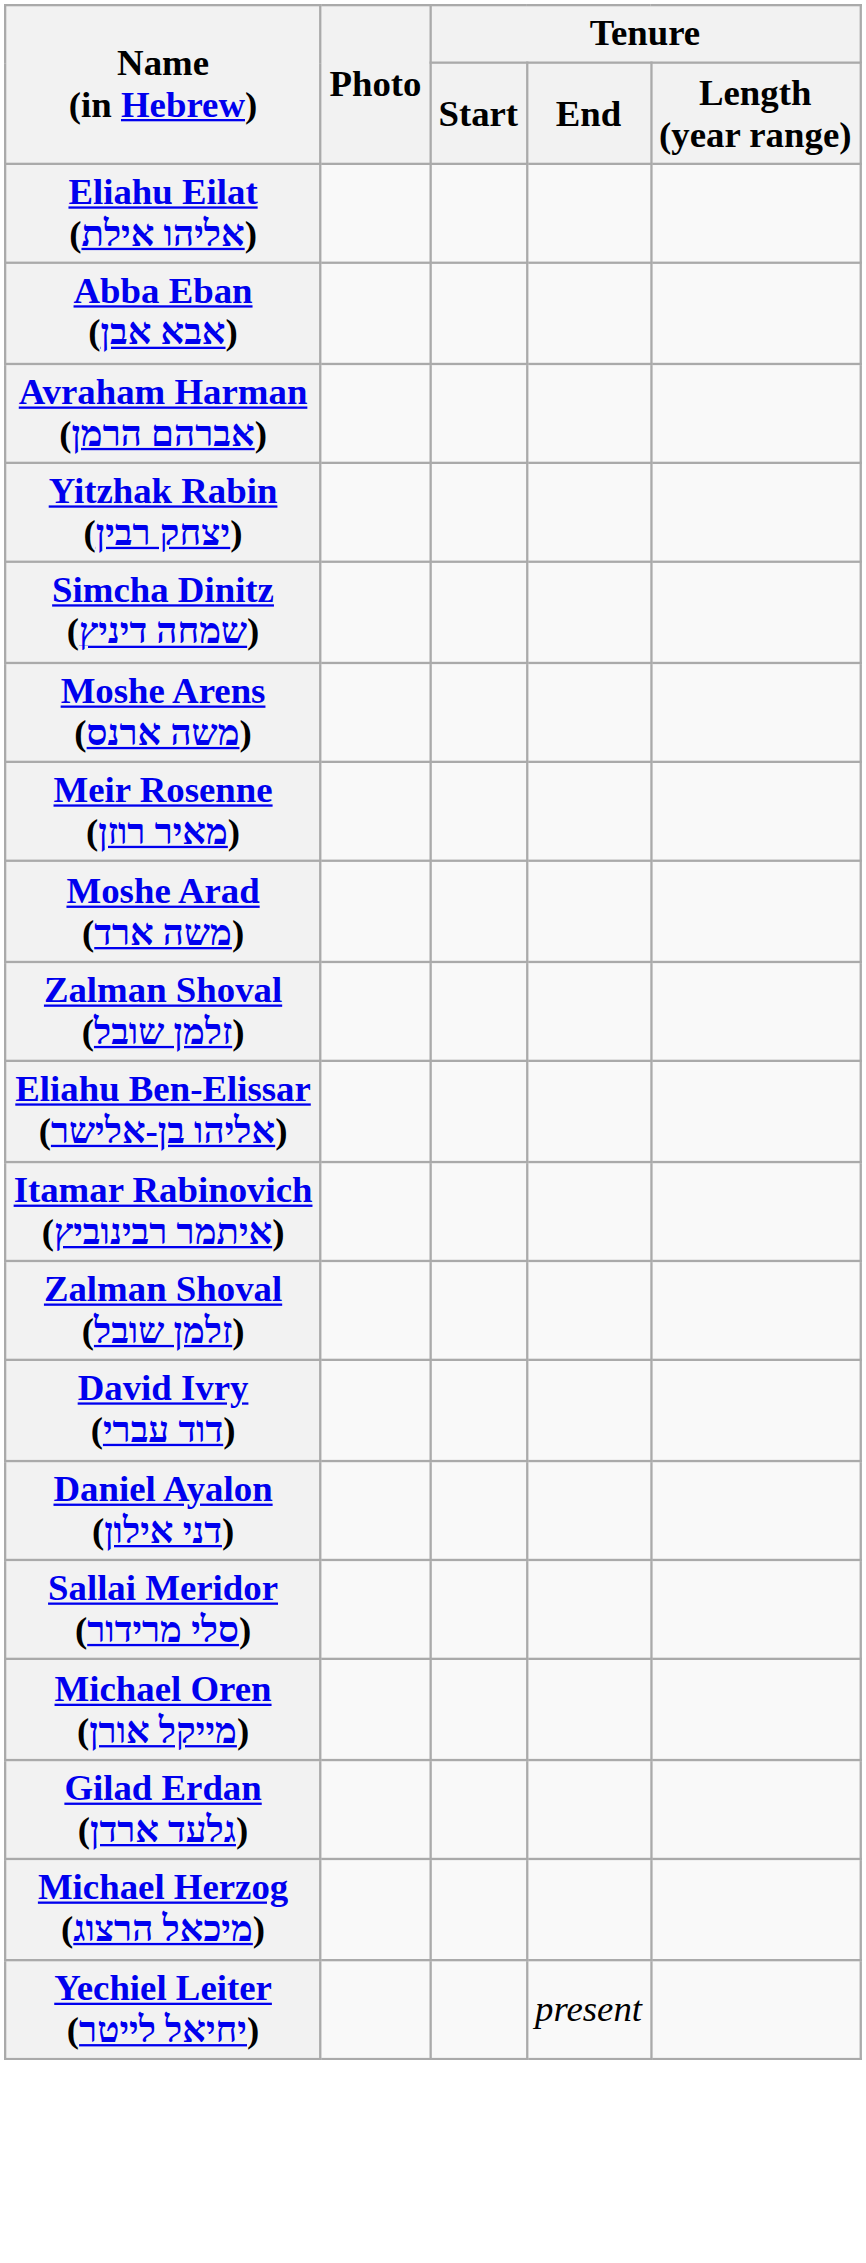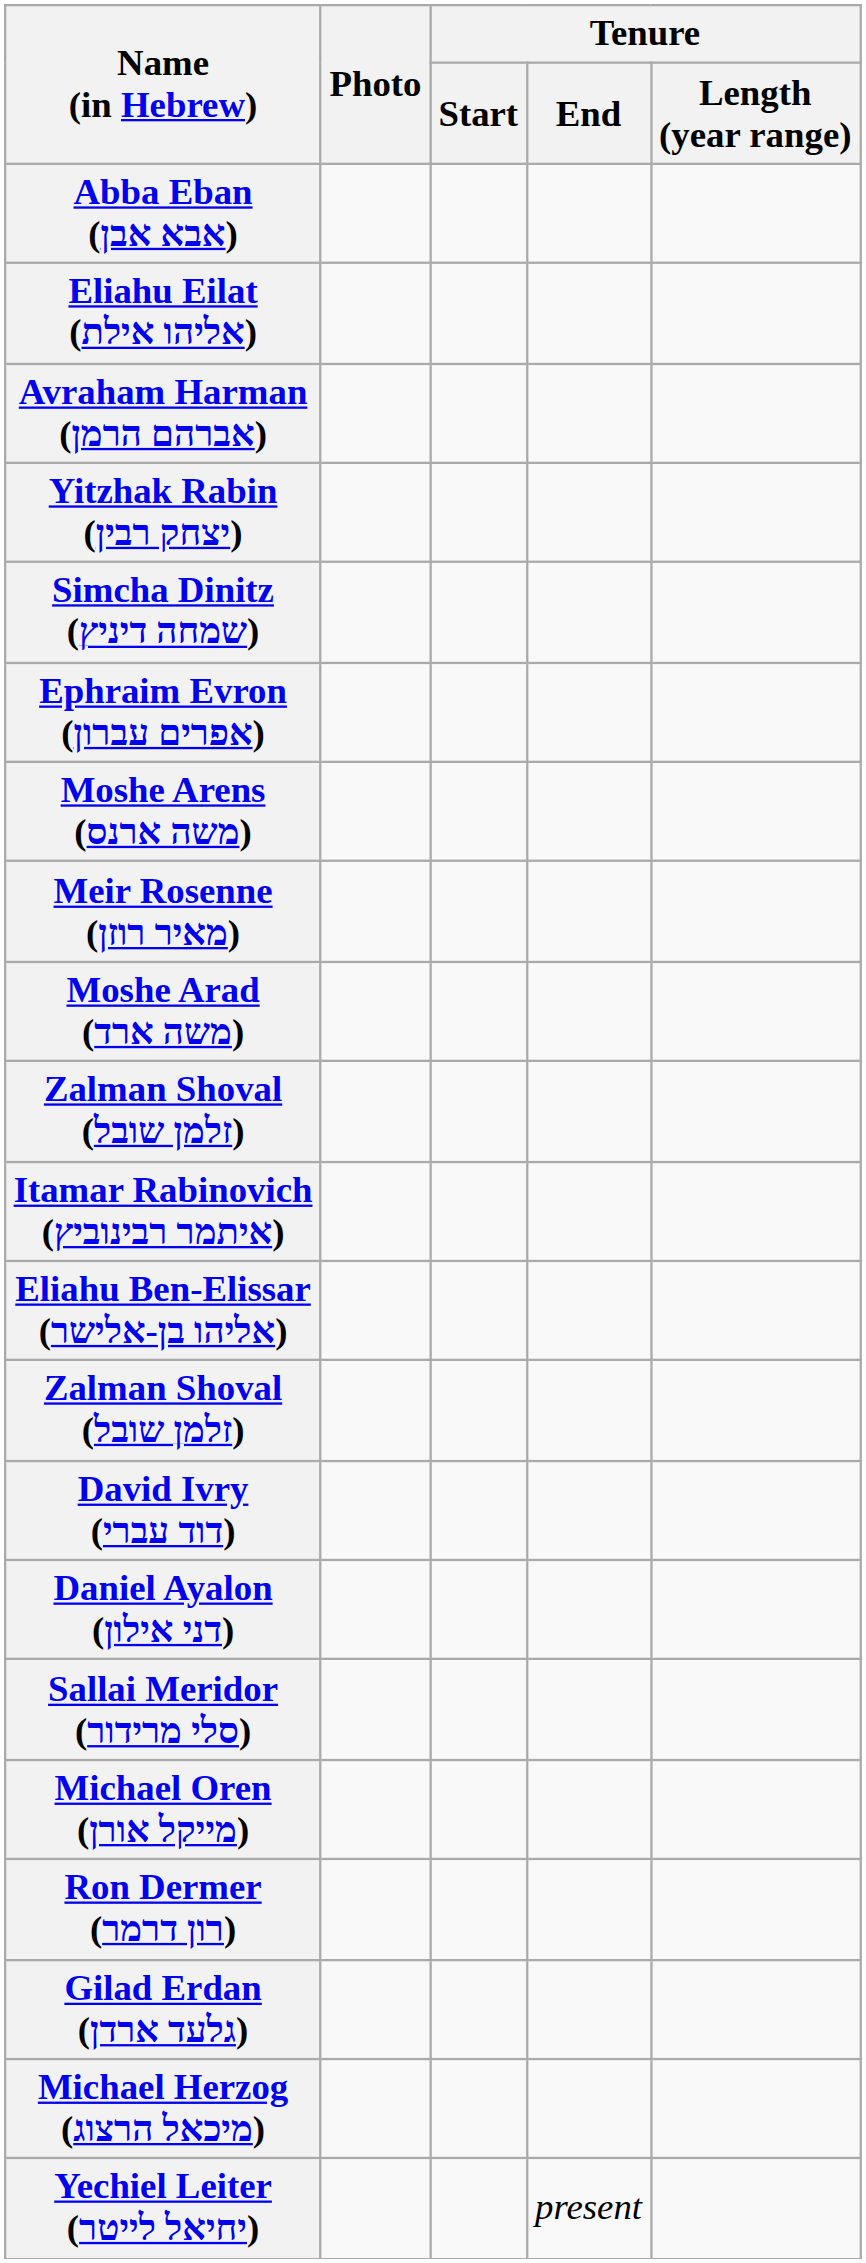rows swapped: (163, 212) <-> (163, 312)
+ row: (163, 711)
rows swapped: (163, 1210) <-> (163, 1110)
+ row: (163, 1908)
